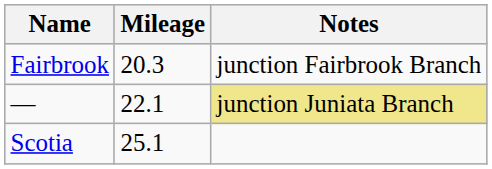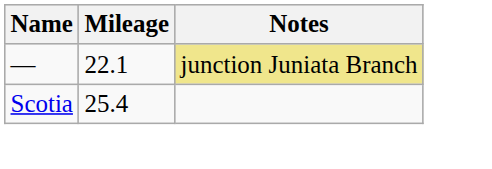- row: (60, 63)
(142, 143) 25.1 -> (106, 103) 25.4
